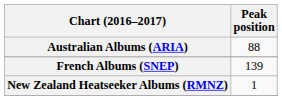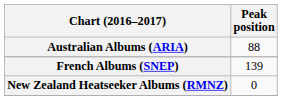(254, 85) 1 -> (254, 85) 0
